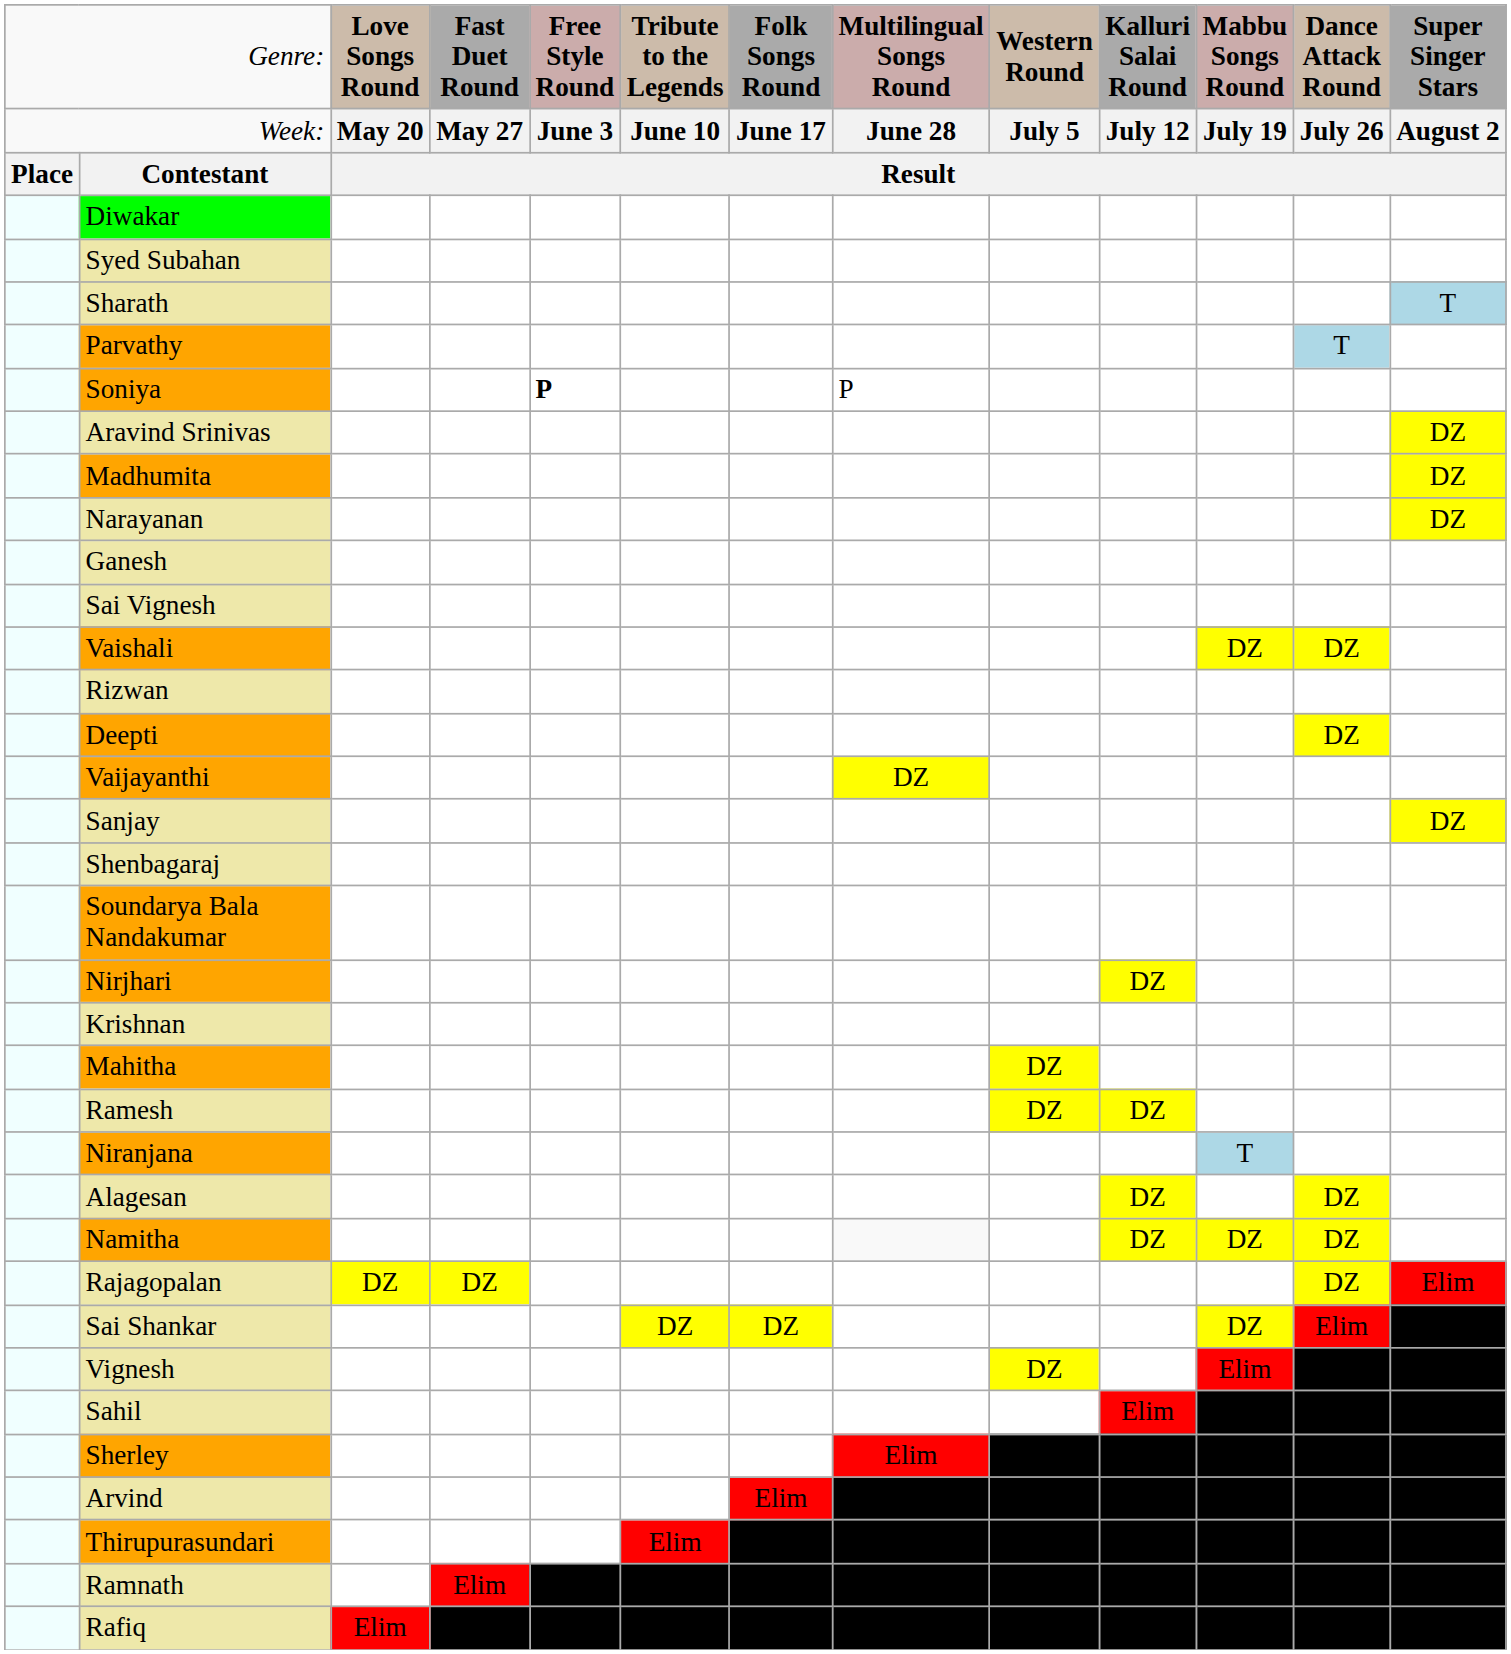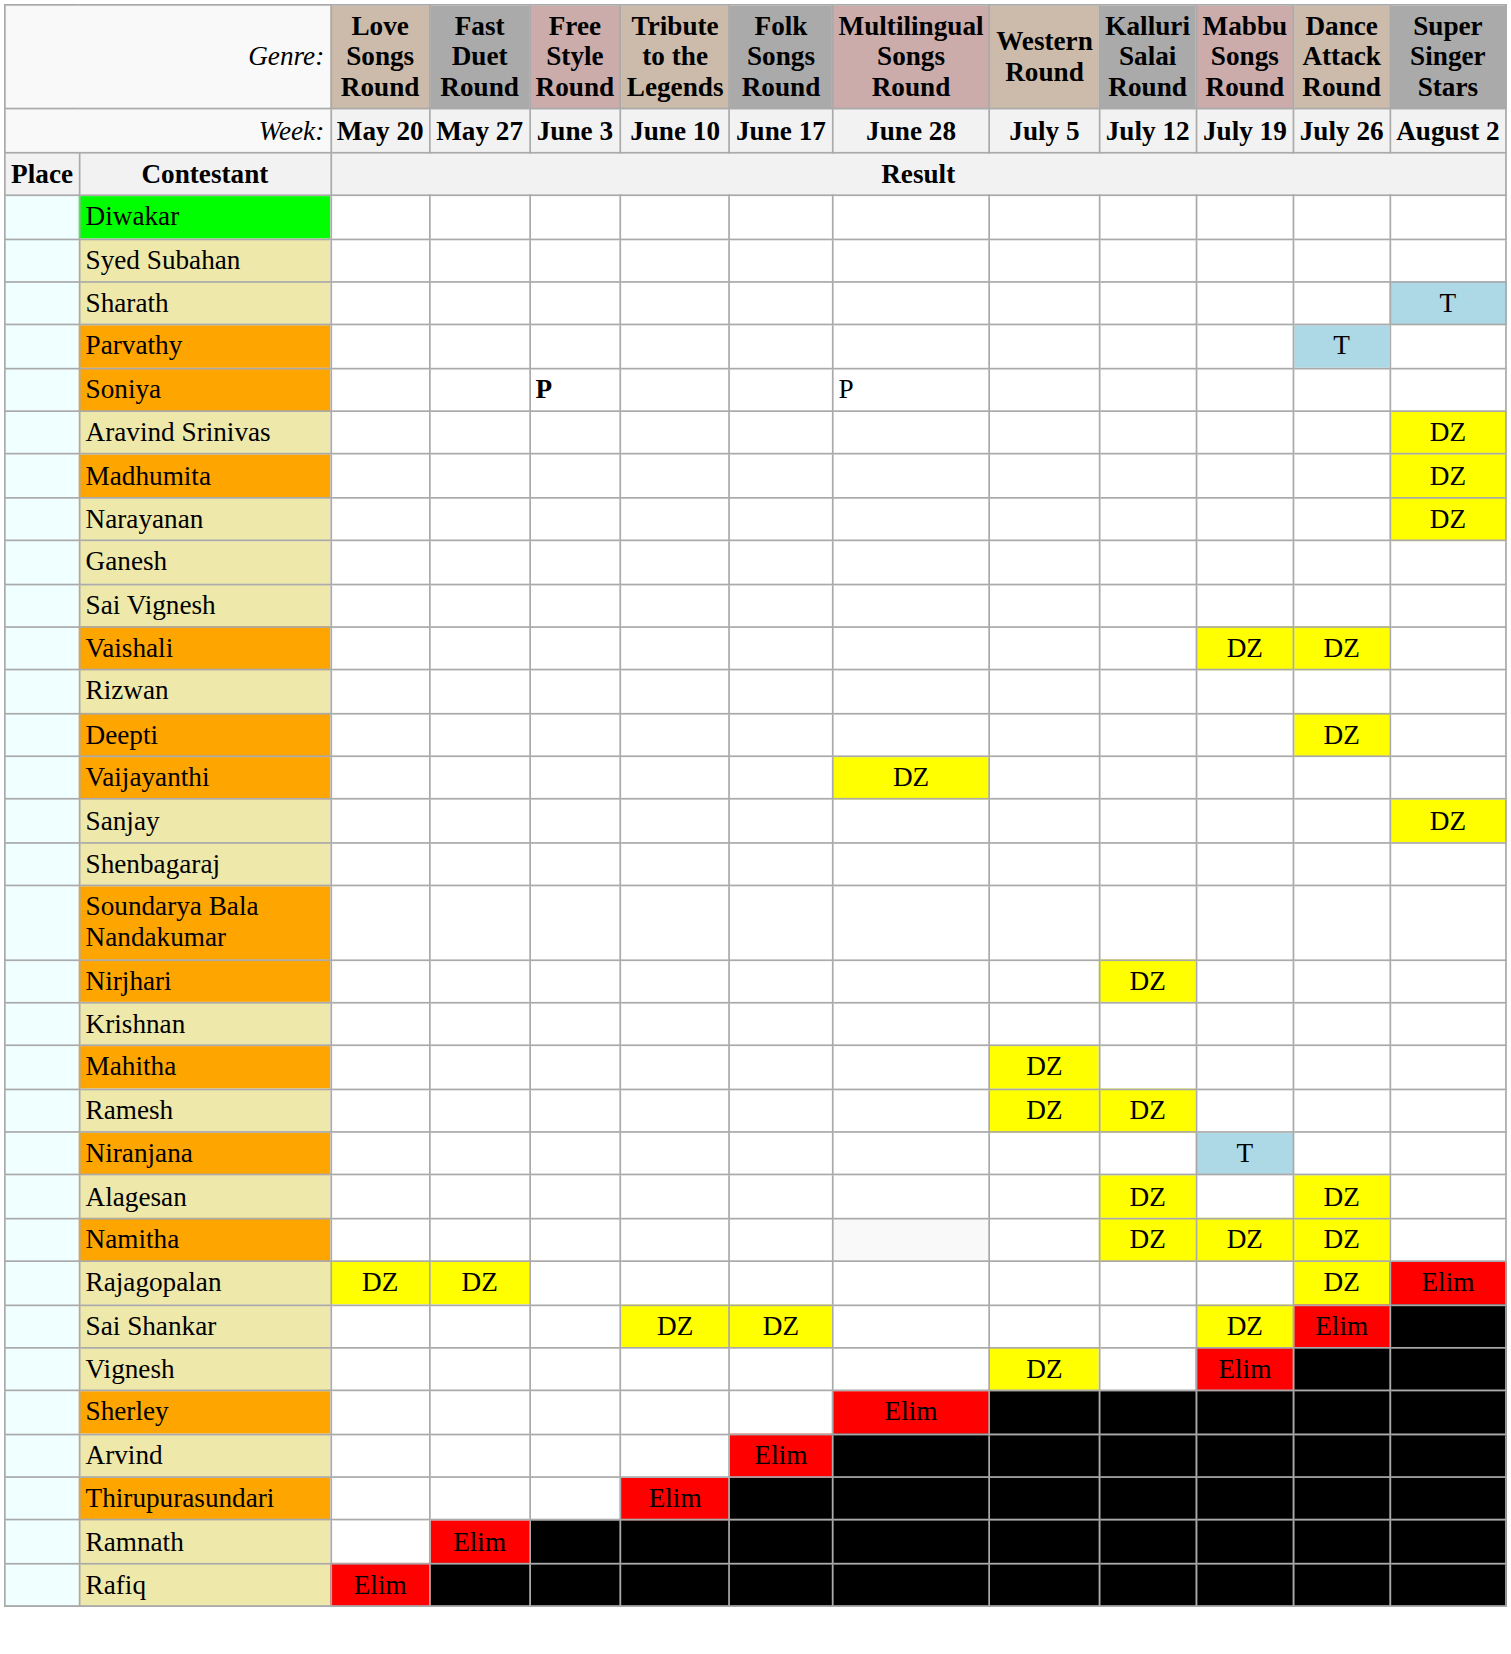- row: (114, 1411)
